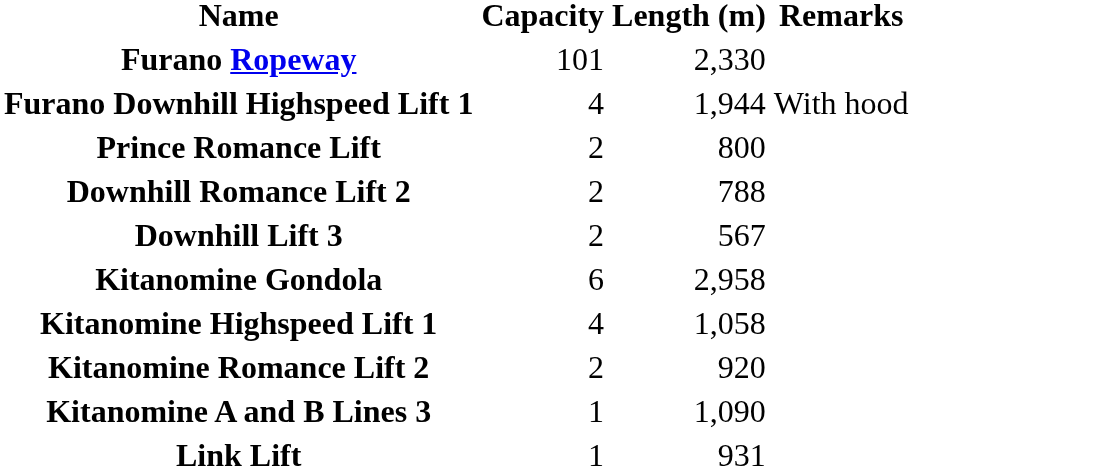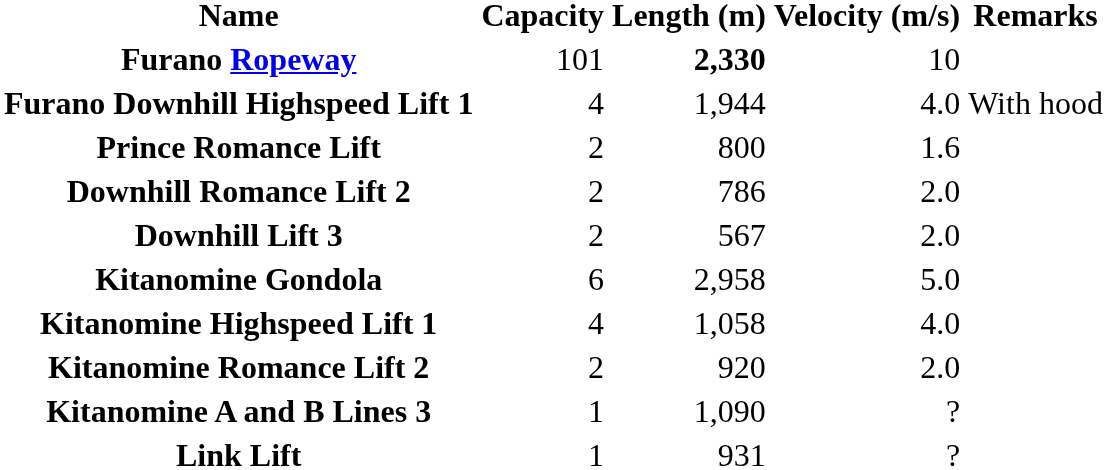+ column: (867, 15)
(730, 59) normal -> (730, 59) bold
(742, 191) 788 -> (742, 191) 786
